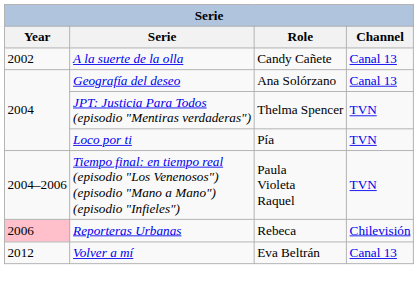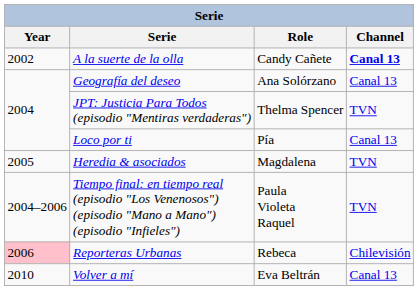(373, 59) normal -> (375, 59) bold
(363, 140) TVN -> (373, 140) Canal 13
+ row: (129, 162)
(21, 252) 2012 -> (21, 274) 2010
